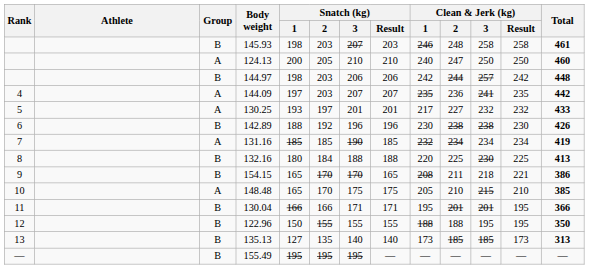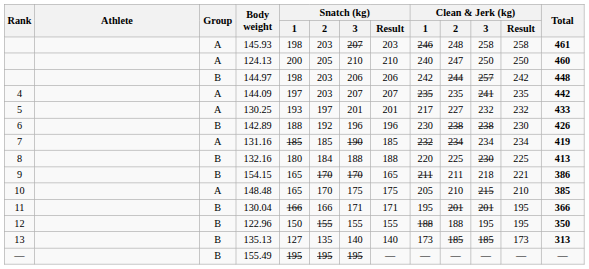(218, 45) B -> (218, 45) A
(456, 93) 236 -> (456, 93) 235
(425, 175) 208 -> (425, 175) 211
